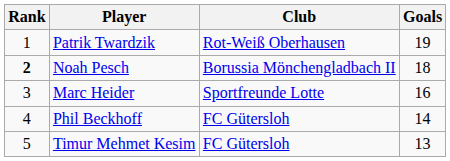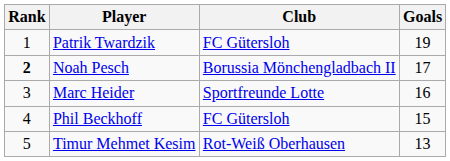(274, 42) Rot-Weiß Oberhausen -> (246, 42) FC Gütersloh
(423, 67) 18 -> (423, 67) 17
(423, 118) 14 -> (423, 118) 15
(246, 144) FC Gütersloh -> (274, 144) Rot-Weiß Oberhausen
